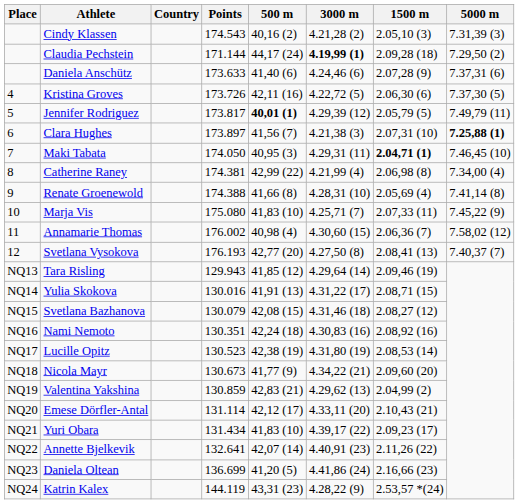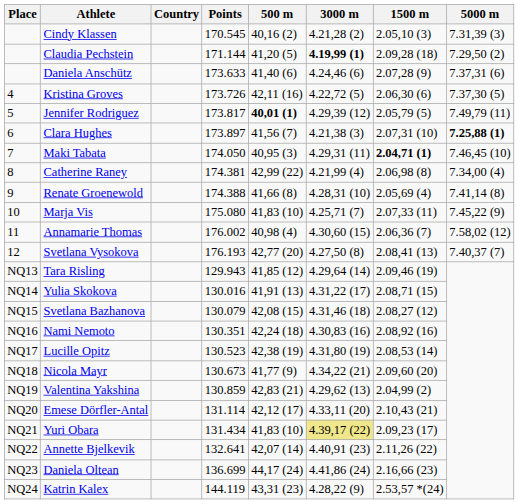(225, 34) 174.543 -> (225, 34) 170.545
(277, 53) 44,17 (24) -> (274, 53) 41,20 (5)
(340, 430) no background -> (340, 430) khaki background
(274, 469) 41,20 (5) -> (277, 469) 44,17 (24)
